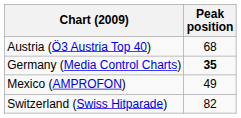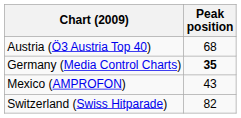(210, 84) 49 -> (210, 84) 43
